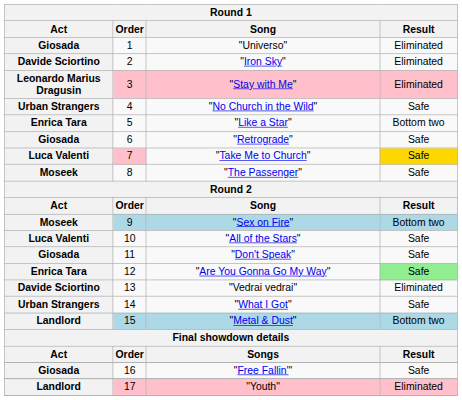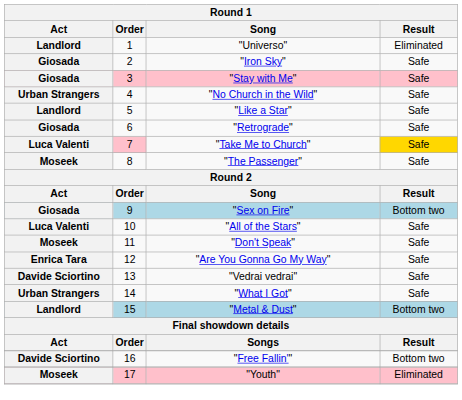(59, 45) Giosada -> (59, 45) Landlord
(59, 62) Davide Sciortino -> (59, 62) Giosada
(419, 62) Eliminated -> (419, 62) Safe
(59, 84) Leonardo Marius Dragusin -> (59, 78) Giosada
(419, 84) Eliminated -> (419, 78) Safe
(59, 123) Enrica Tara -> (59, 111) Landlord
(419, 123) Bottom two -> (419, 111) Safe
(59, 222) Moseek -> (59, 210) Giosada
(59, 255) Giosada -> (59, 243) Moseek
(419, 271) lightgreen background -> (419, 260) no background
(419, 288) Eliminated -> (419, 276) Safe
(59, 370) Giosada -> (59, 359) Davide Sciortino
(419, 370) Safe -> (419, 359) Bottom two
(59, 387) Landlord -> (59, 375) Moseek
